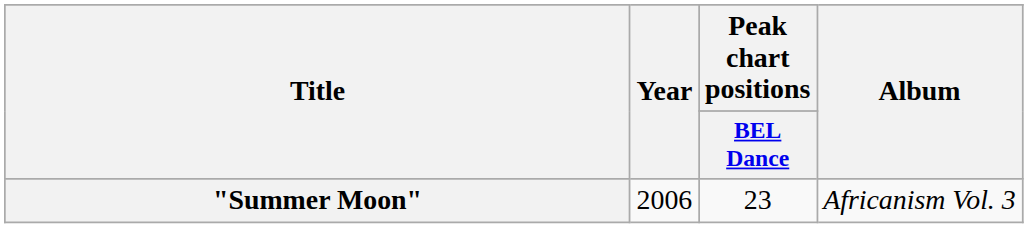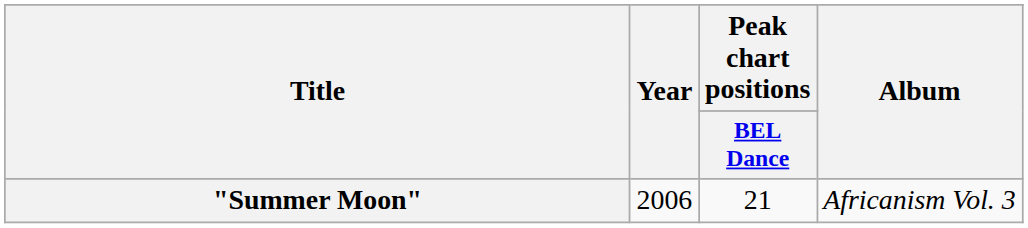(758, 200) 23 -> (758, 200) 21
